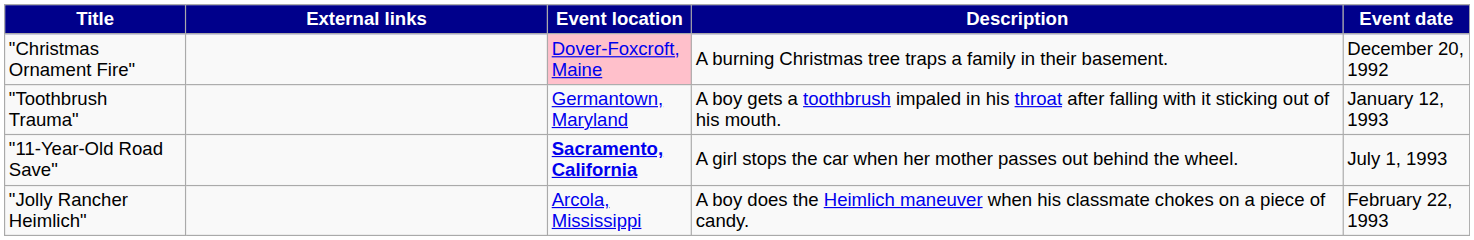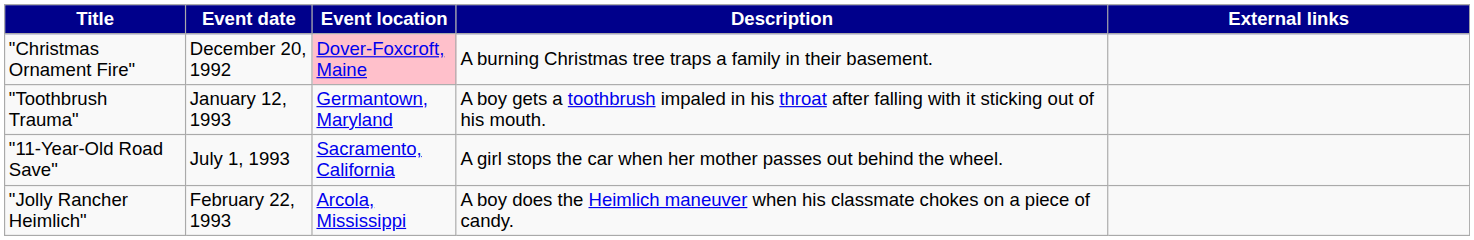columns swapped: (1406, 19) <-> (366, 19)
(607, 159) bold -> (369, 159) normal
